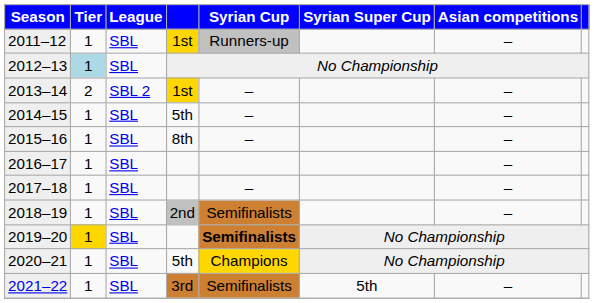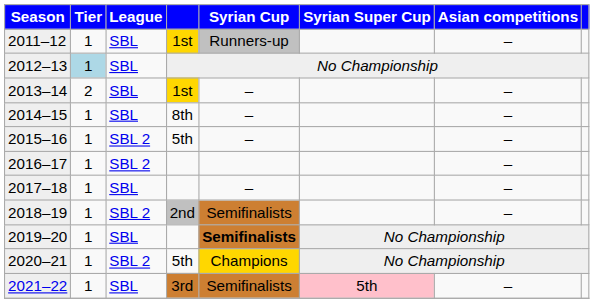(130, 90) SBL 2 -> (124, 90) SBL
(182, 115) 5th -> (182, 115) 8th
(124, 139) SBL -> (130, 139) SBL 2
(182, 139) 8th -> (182, 139) 5th
(124, 163) SBL -> (130, 163) SBL 2
(124, 212) SBL -> (130, 212) SBL 2
(88, 237) gold background -> (88, 237) no background
(124, 261) SBL -> (130, 261) SBL 2
(367, 286) no background -> (367, 286) pink background
